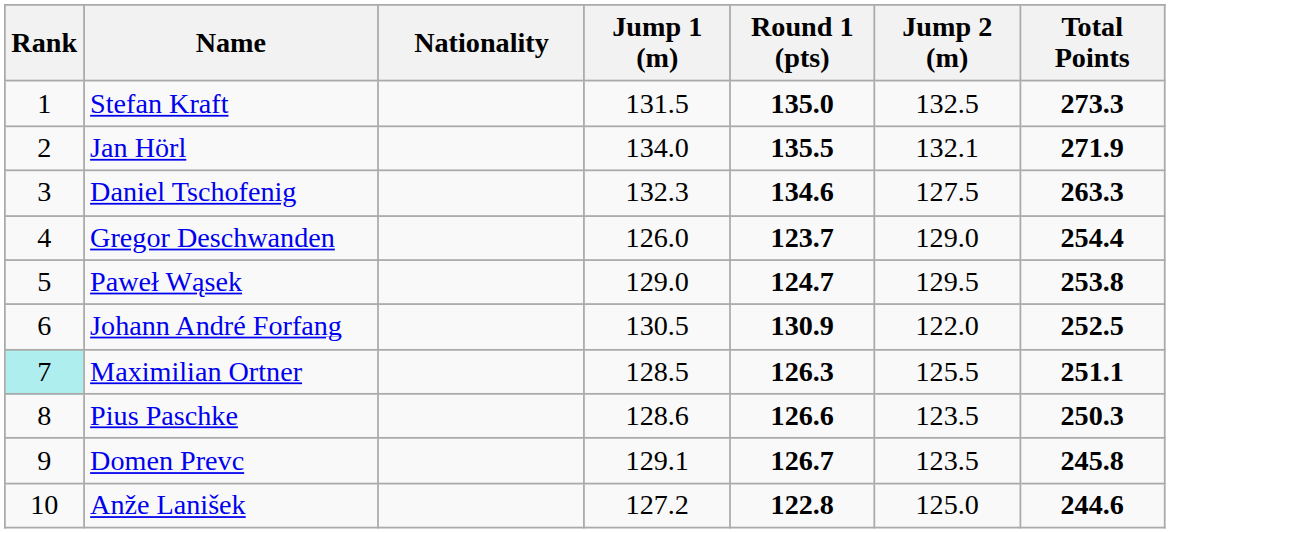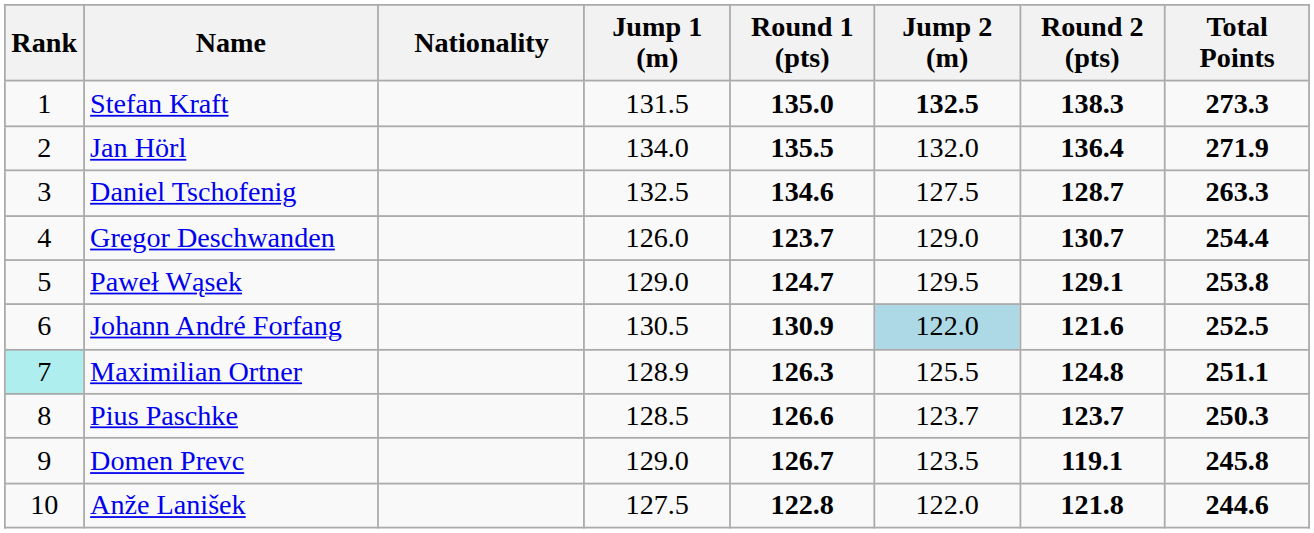+ column: (1092, 42)
(947, 103) normal -> (947, 103) bold
(947, 147) 132.1 -> (947, 147) 132.0
(657, 192) 132.3 -> (657, 192) 132.5
(947, 326) no background -> (947, 326) lightblue background
(657, 371) 128.5 -> (657, 371) 128.9
(657, 415) 128.6 -> (657, 415) 128.5
(947, 415) 123.5 -> (947, 415) 123.7
(657, 460) 129.1 -> (657, 460) 129.0
(657, 505) 127.2 -> (657, 505) 127.5
(947, 505) 125.0 -> (947, 505) 122.0
